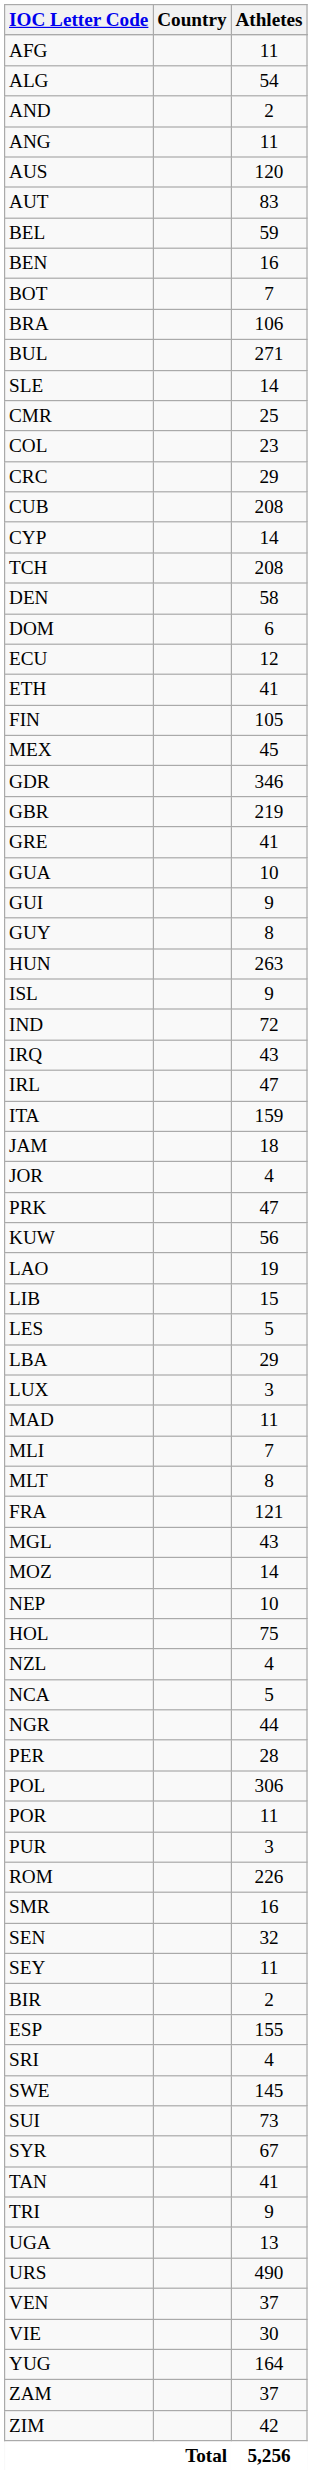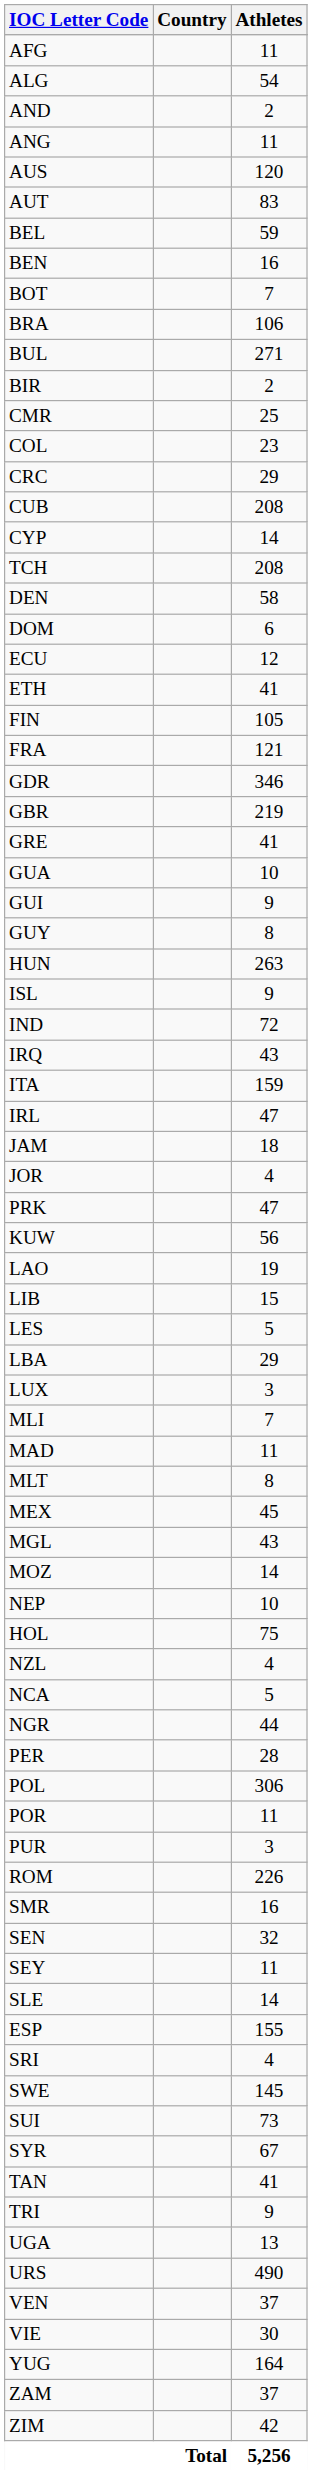rows swapped: (25, 1998) <-> (26, 385)
rows swapped: (28, 1511) <-> (30, 750)
rows swapped: (24, 1085) <-> (24, 1115)
rows swapped: (31, 1420) <-> (27, 1450)
